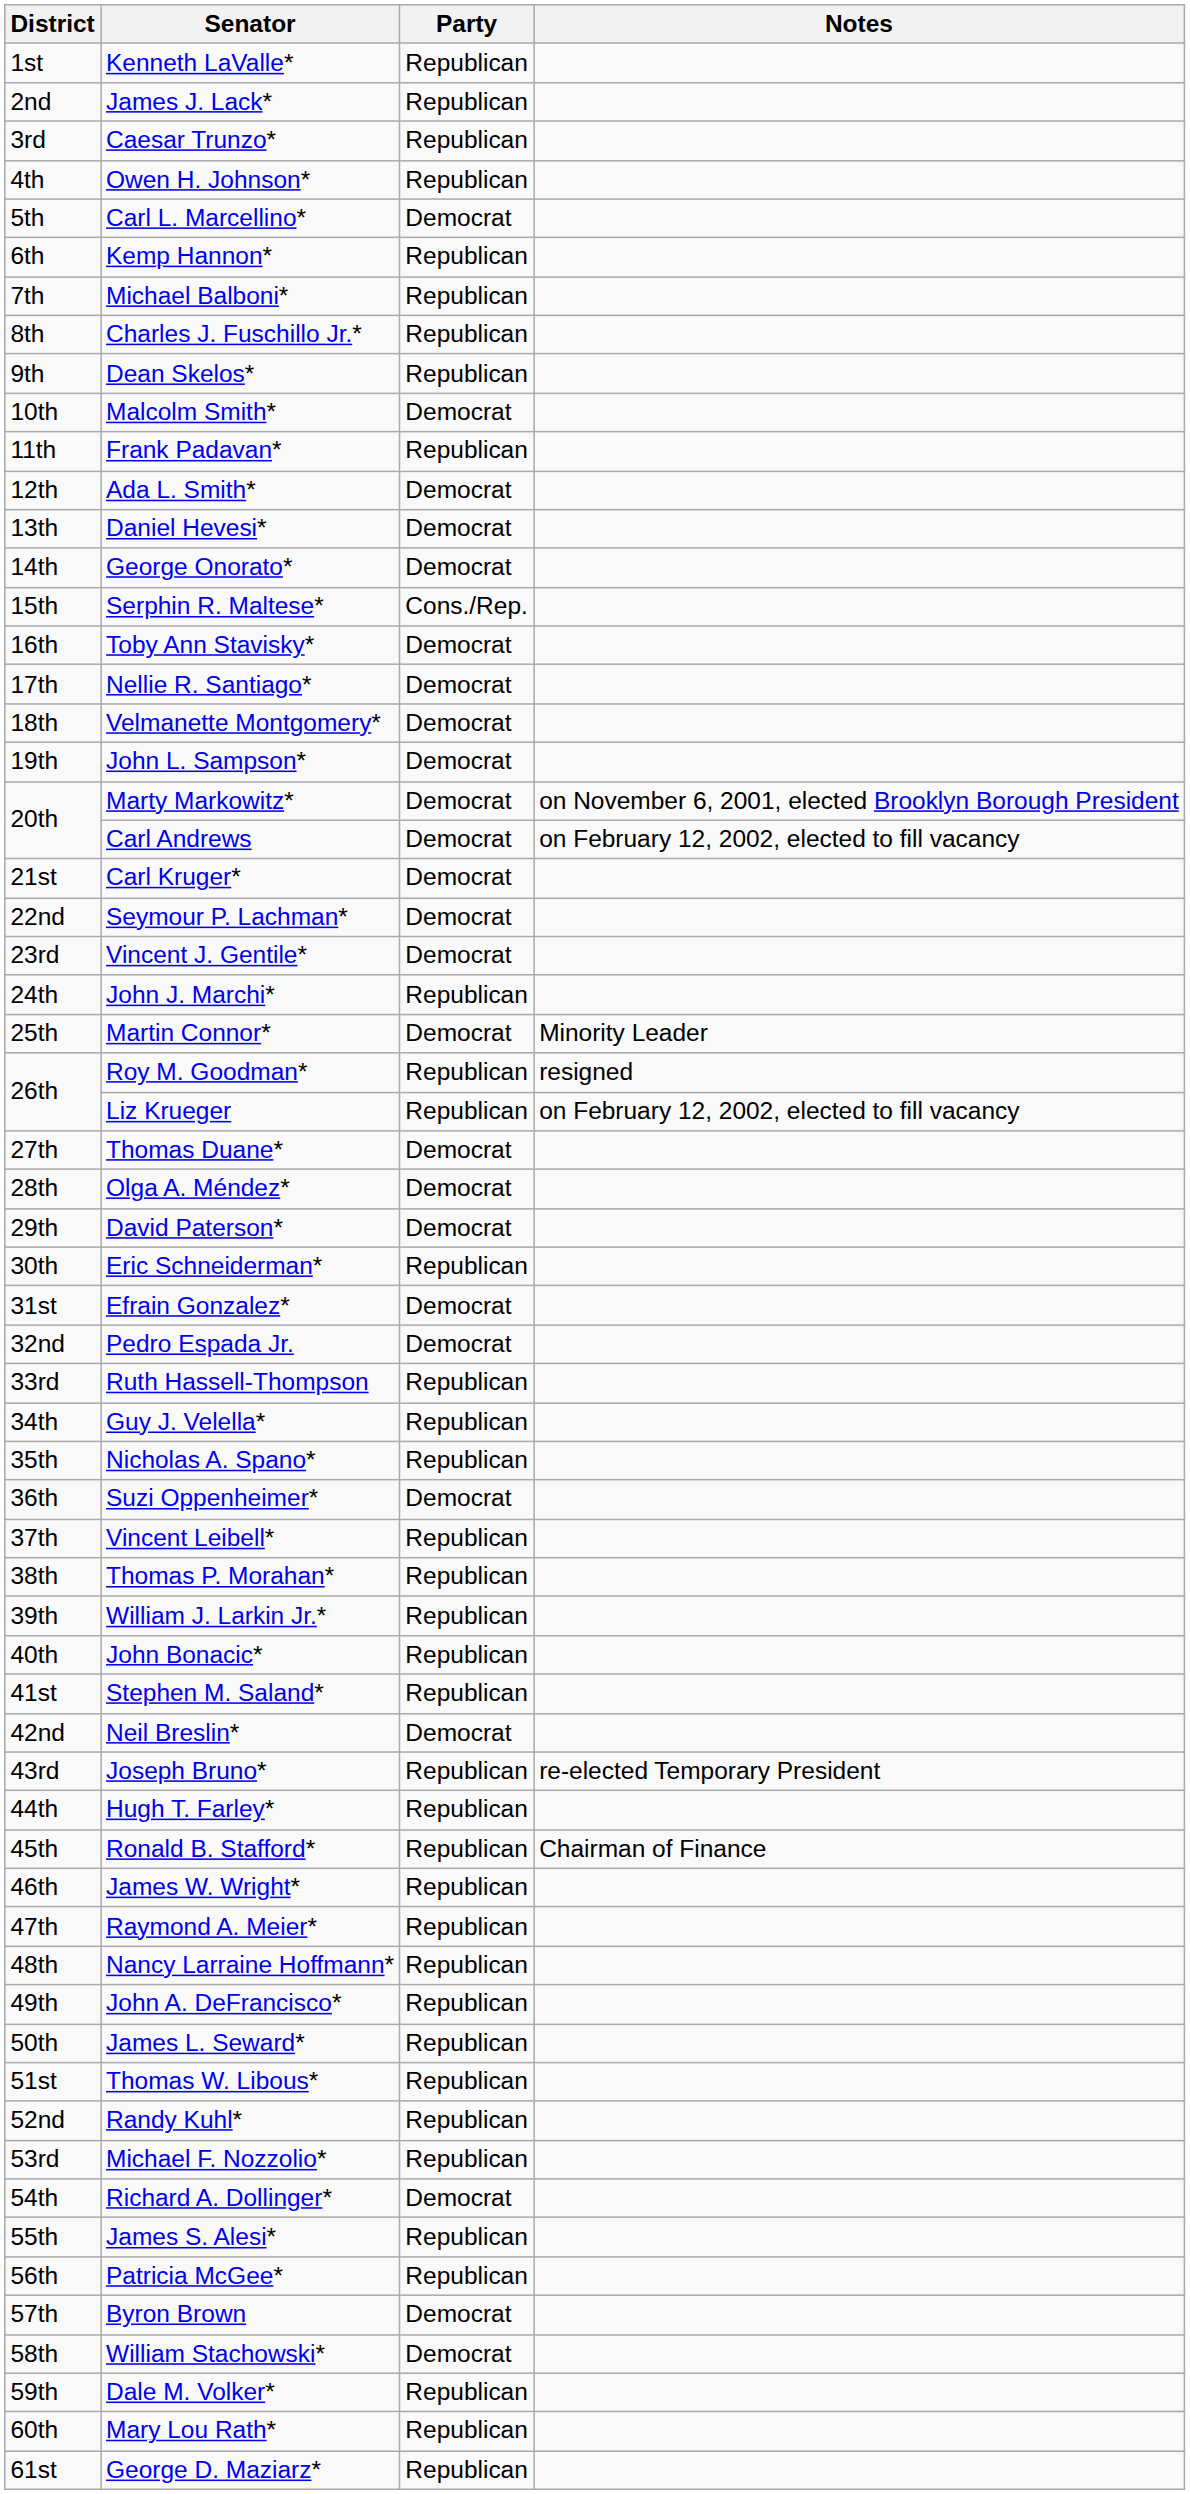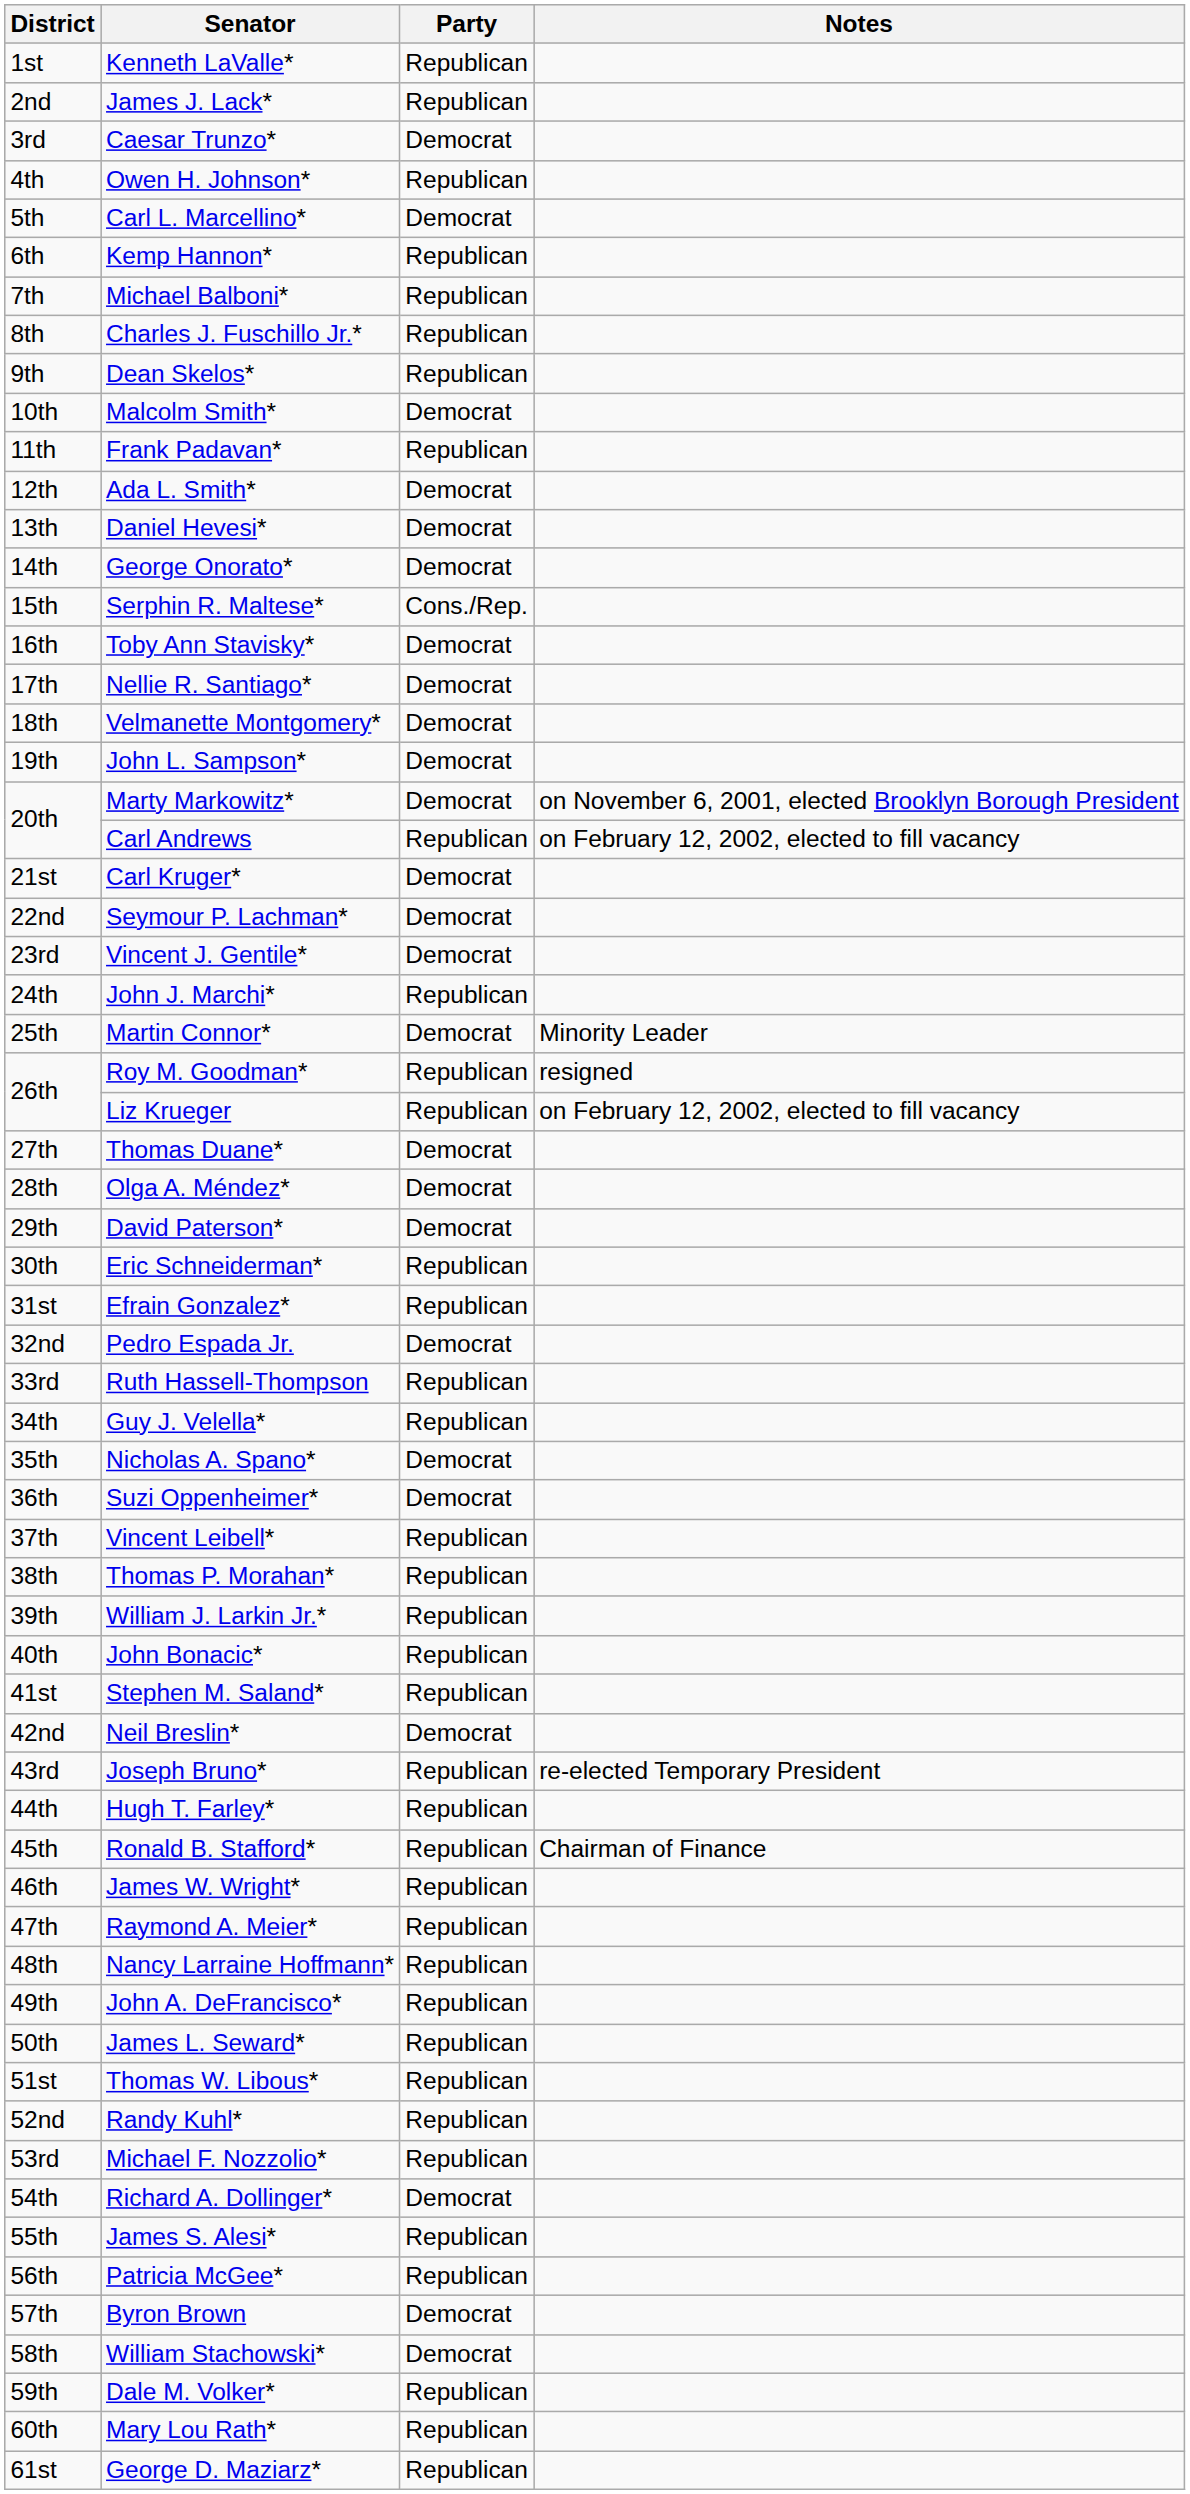(467, 140) Republican -> (458, 140) Democrat
(458, 839) Democrat -> (467, 839) Republican
(458, 1305) Democrat -> (467, 1305) Republican
(467, 1460) Republican -> (458, 1460) Democrat
